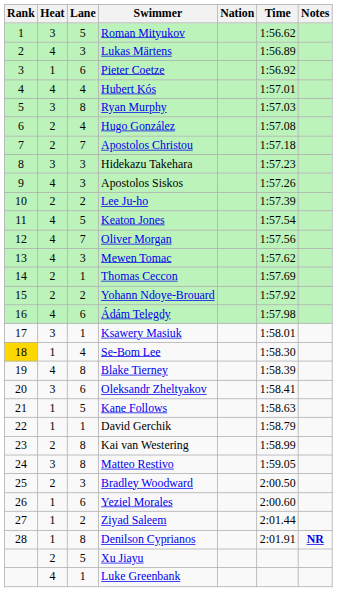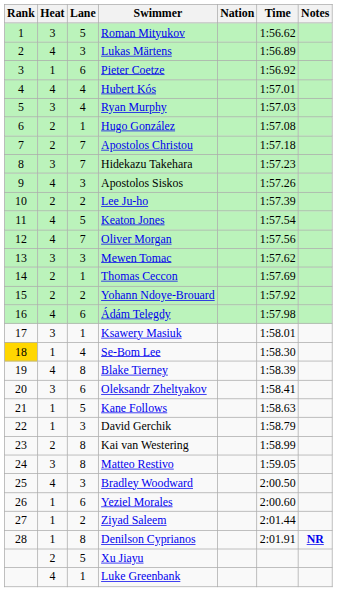(83, 107) 8 -> (83, 107) 4
(83, 126) 4 -> (83, 126) 1
(83, 164) 3 -> (83, 164) 7
(52, 257) 4 -> (52, 257) 3
(83, 426) 1 -> (83, 426) 3
(52, 483) 2 -> (52, 483) 4
